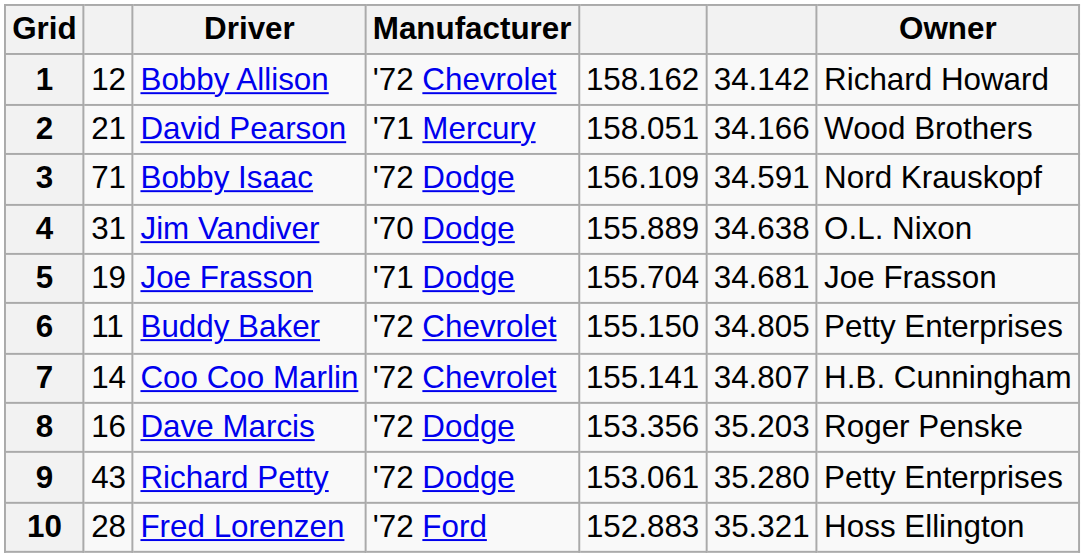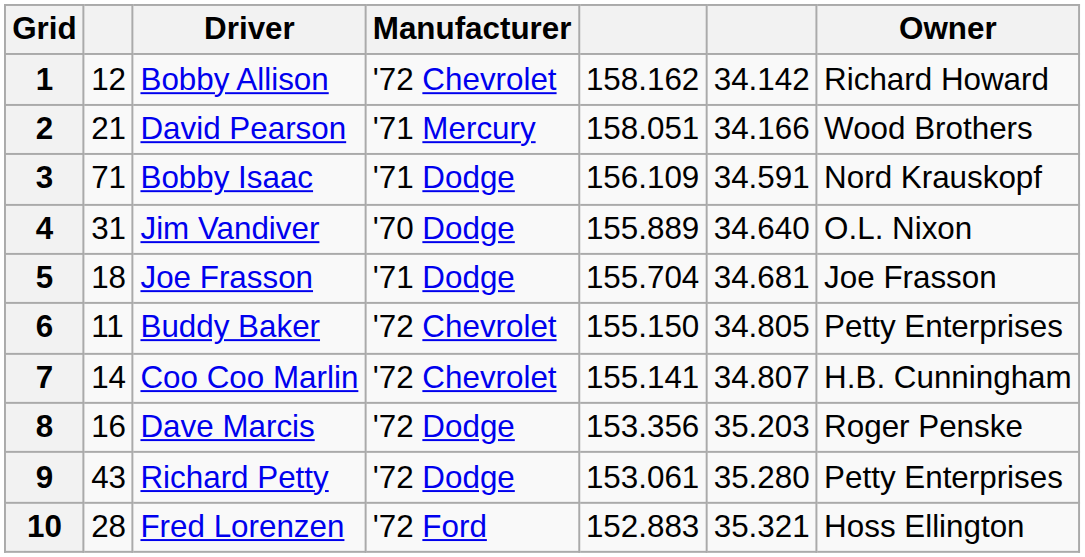(444, 178) '72 Dodge -> (444, 178) '71 Dodge
(762, 228) 34.638 -> (762, 228) 34.640
(109, 278) 19 -> (109, 278) 18
